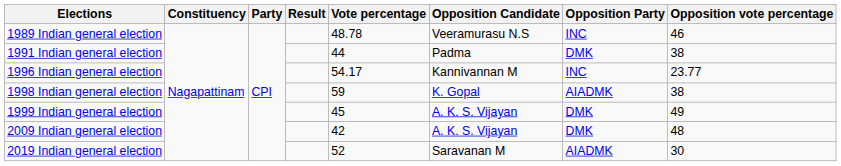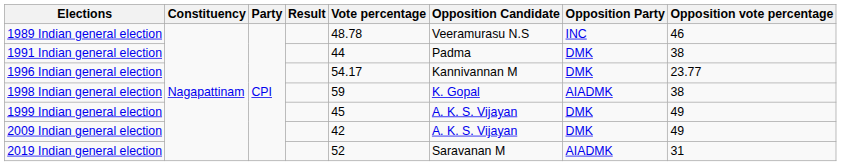(576, 72) INC -> (579, 72) DMK
(677, 131) 48 -> (677, 131) 49
(677, 151) 30 -> (677, 151) 31
